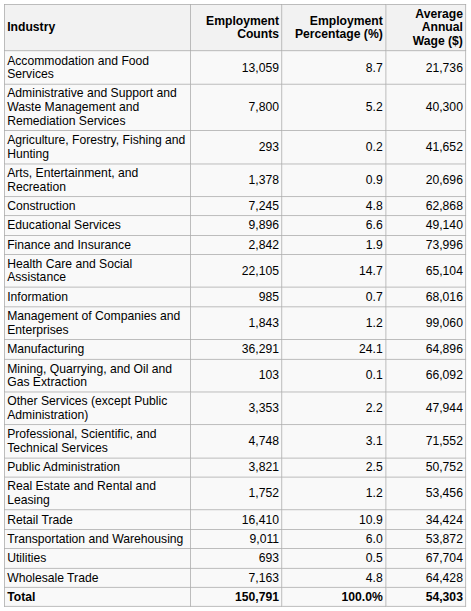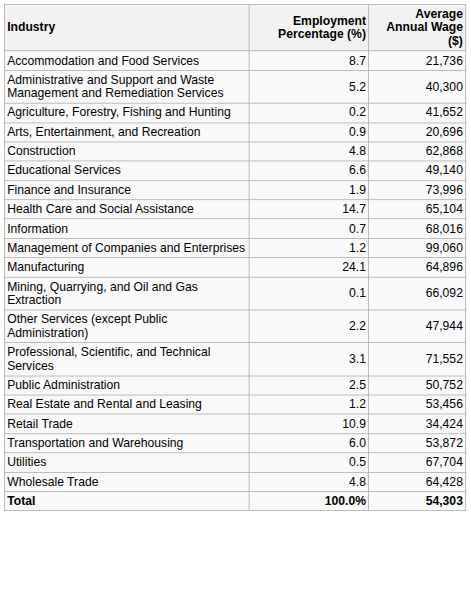- column: (243, 27)
